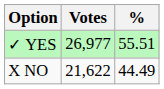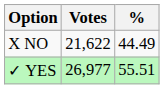rows swapped: (32, 44) <-> (28, 70)
